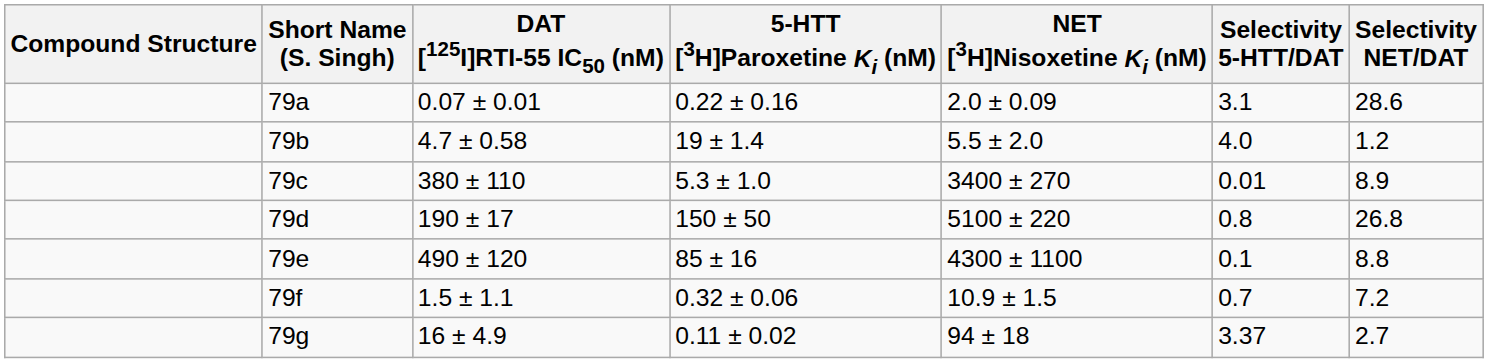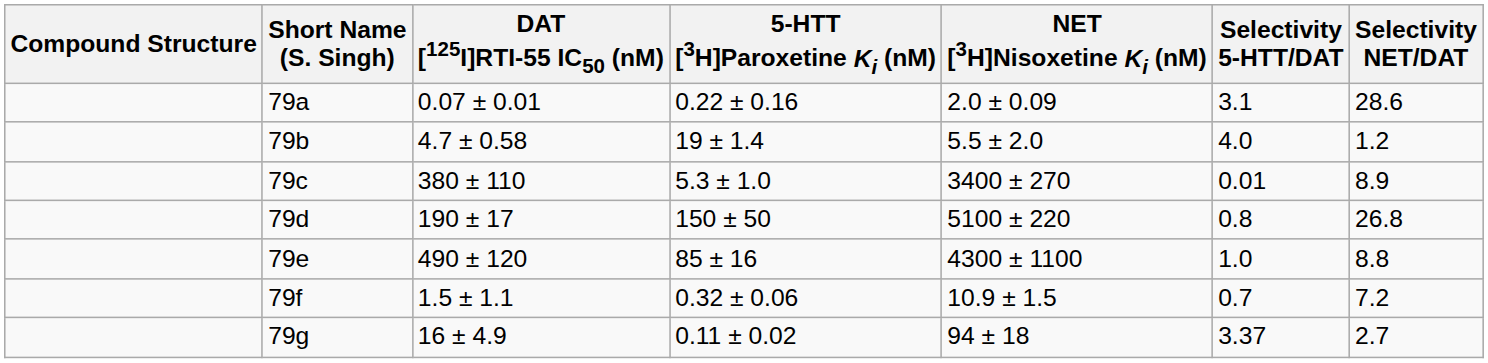(1235, 258) 0.1 -> (1235, 258) 1.0
